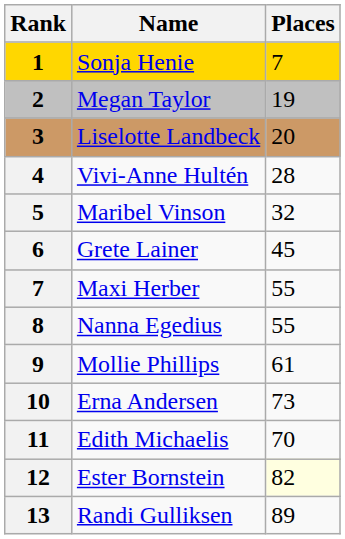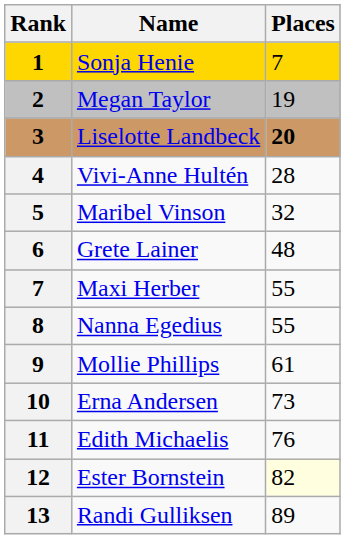(283, 136) normal -> (283, 136) bold
(283, 250) 45 -> (283, 250) 48
(283, 439) 70 -> (283, 439) 76
